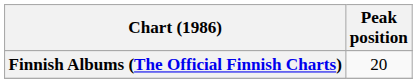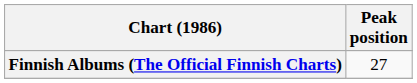(379, 64) 20 -> (379, 64) 27
